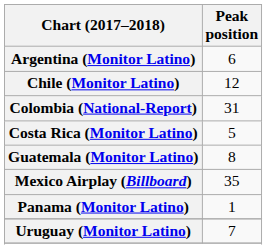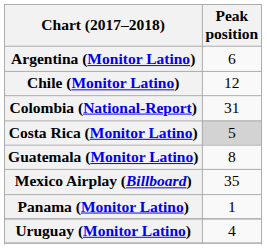(232, 132) no background -> (232, 132) lightgrey background
(232, 231) 7 -> (232, 231) 4
